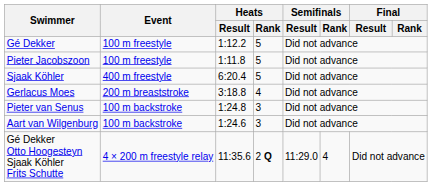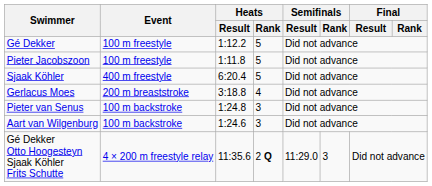(325, 157) 4 -> (325, 157) 3
